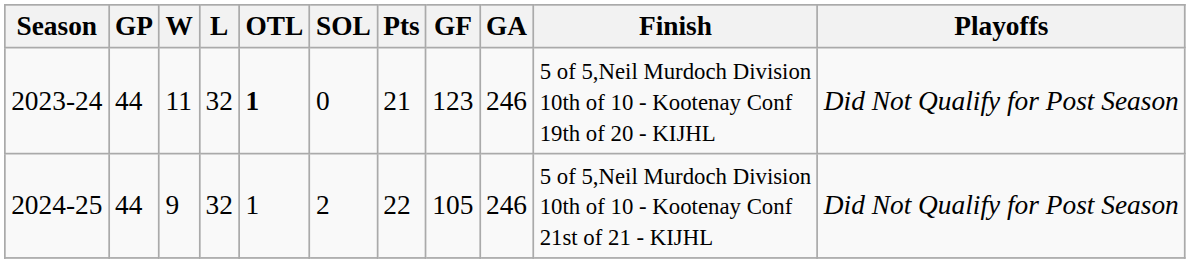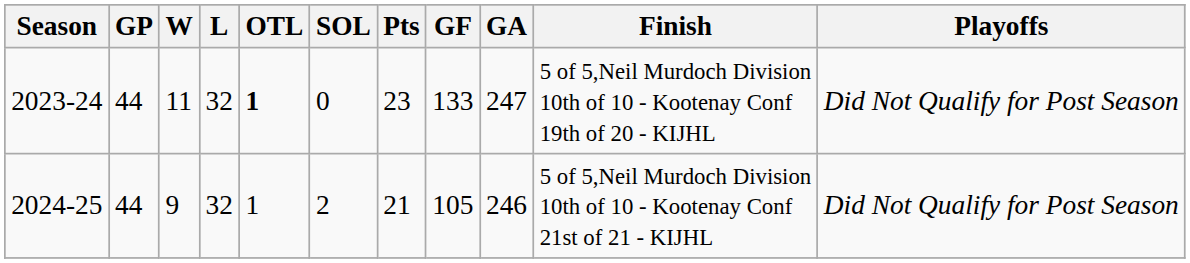(397, 100) 21 -> (397, 100) 23
(453, 100) 123 -> (453, 100) 133
(507, 100) 246 -> (507, 100) 247
(397, 205) 22 -> (397, 205) 21
